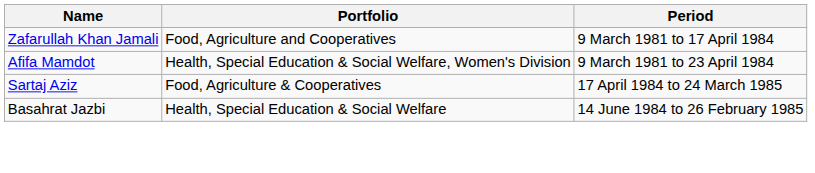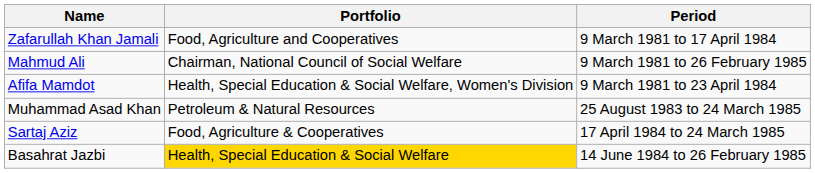+ row: (46, 62)
+ row: (84, 109)
(306, 109) no background -> (308, 156) gold background
